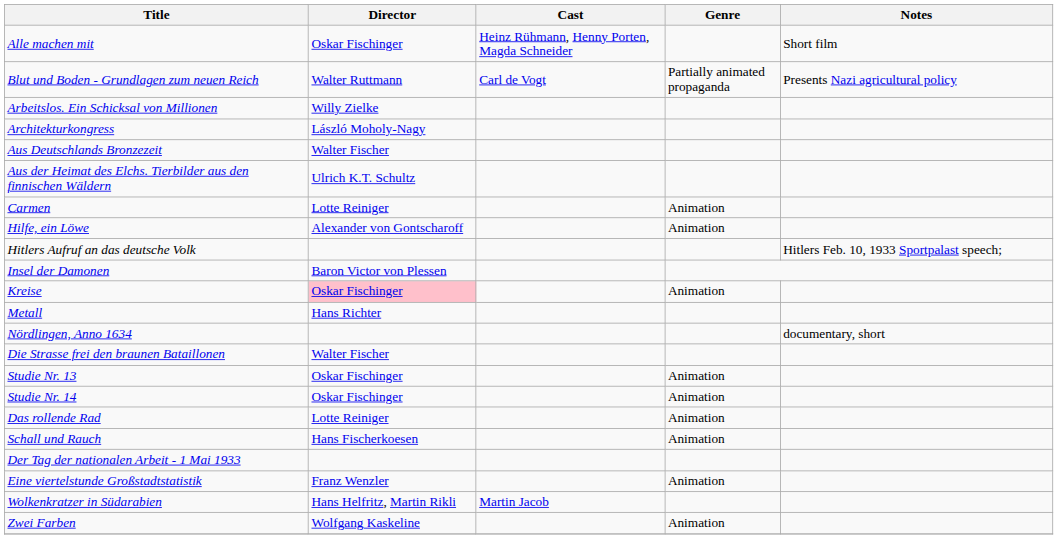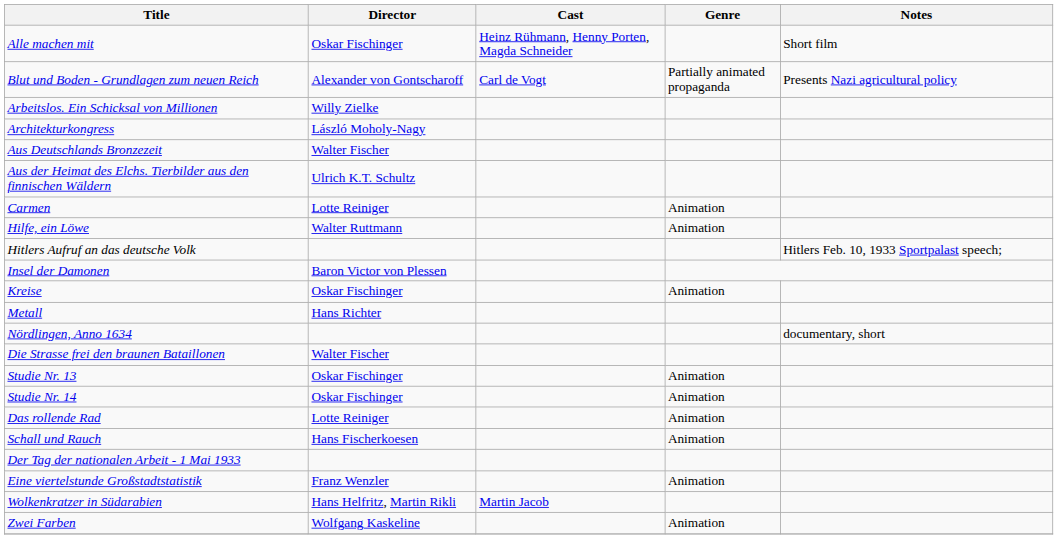(357, 79) Walter Ruttmann -> (387, 79) Alexander von Gontscharoff
(387, 228) Alexander von Gontscharoff -> (357, 228) Walter Ruttmann
(357, 291) pink background -> (357, 291) no background
